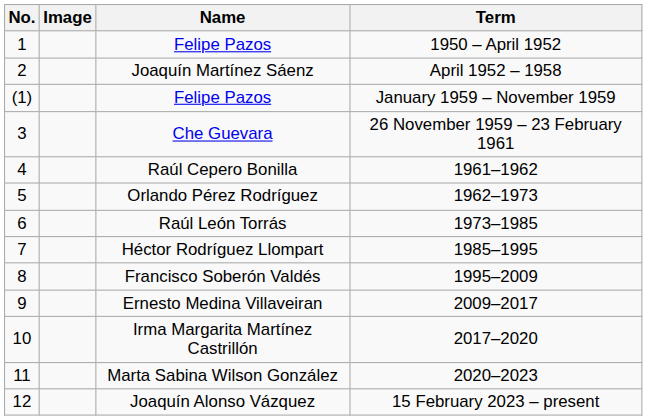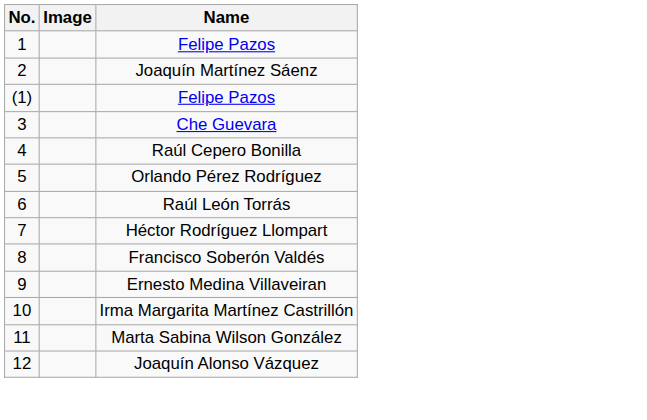- column: (496, 17)
